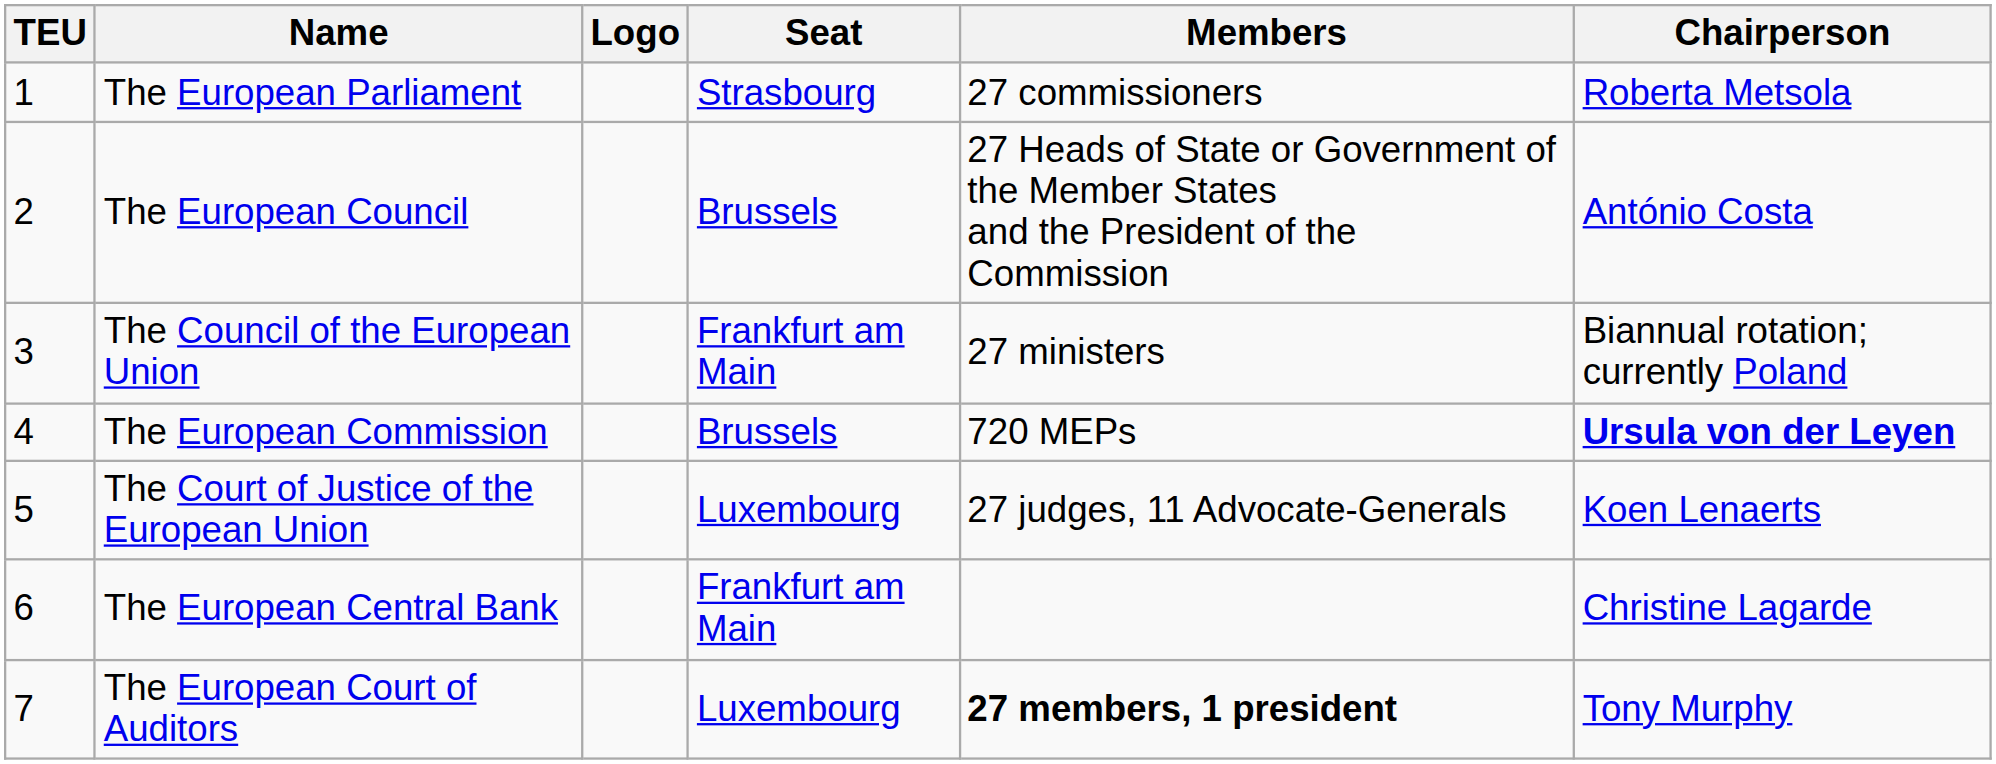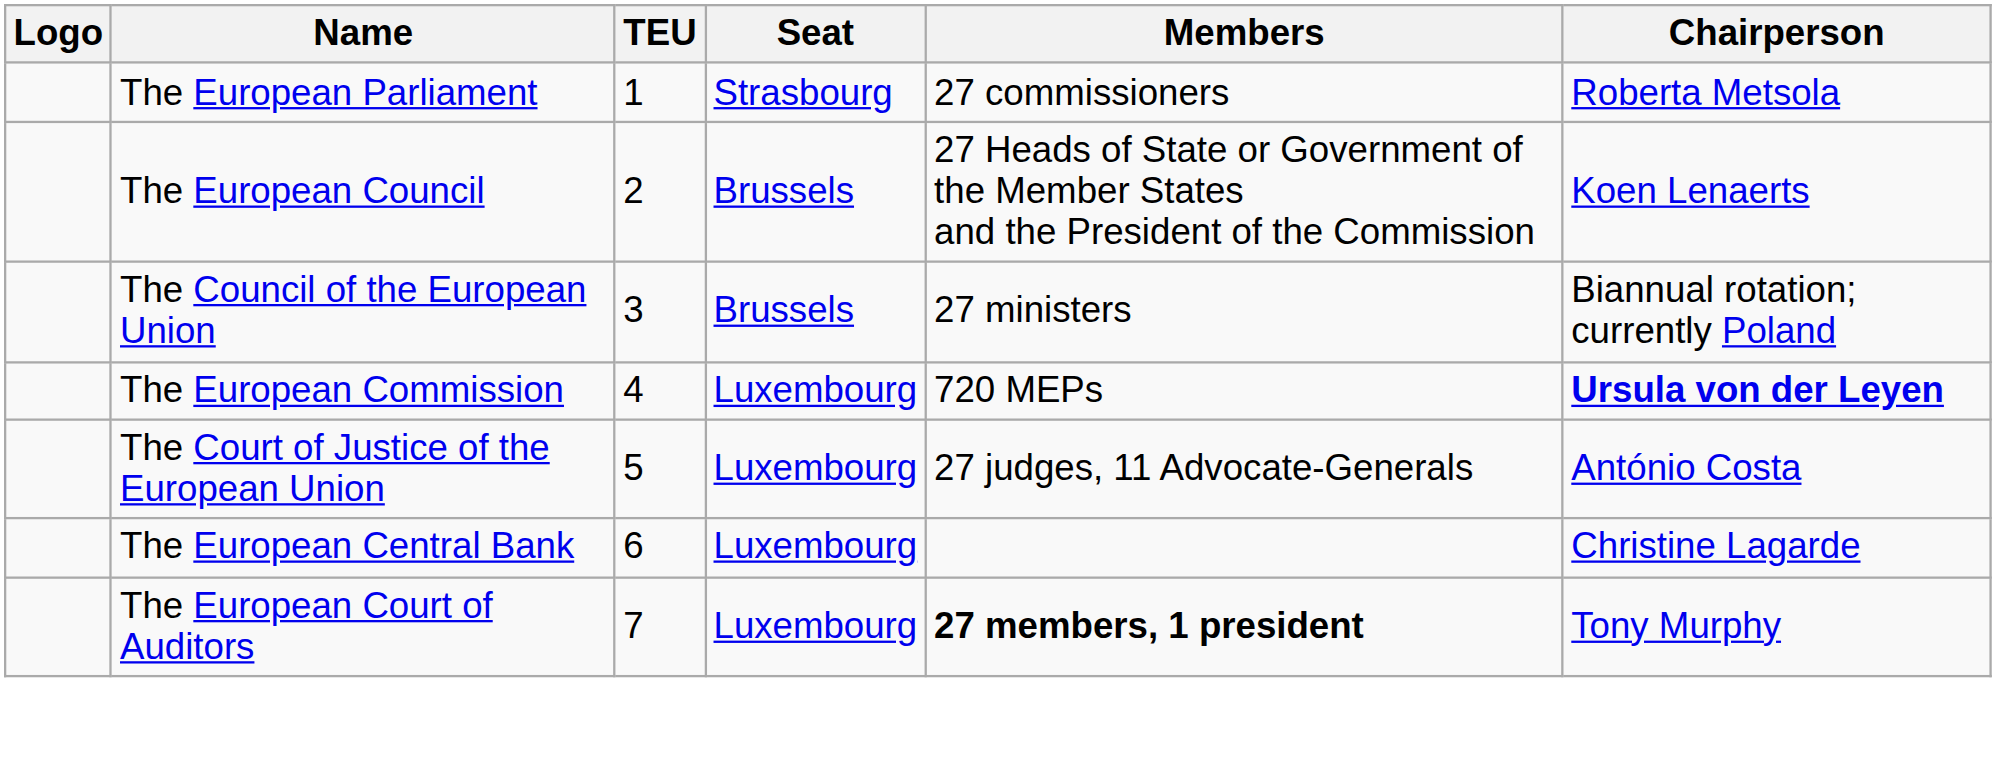columns swapped: (635, 33) <-> (50, 33)
(1698, 211) António Costa -> (1690, 190) Koen Lenaerts
(801, 352) Frankfurt am Main -> (784, 310) Brussels
(767, 430) Brussels -> (815, 389) Luxembourg
(1702, 509) Koen Lenaerts -> (1686, 468) António Costa
(801, 608) Frankfurt am Main -> (815, 547) Luxembourg
